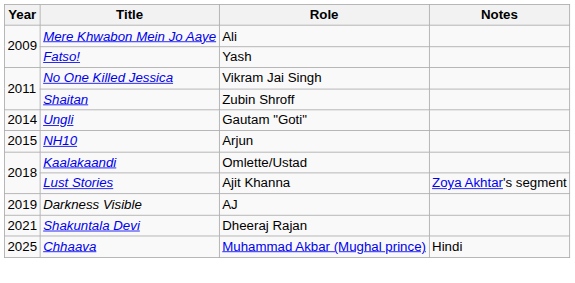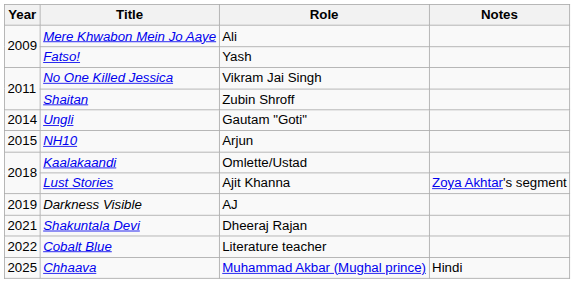+ row: (77, 246)
